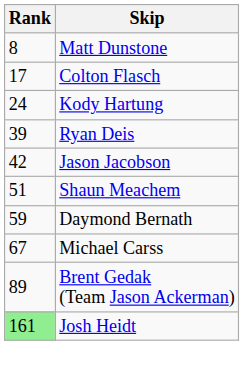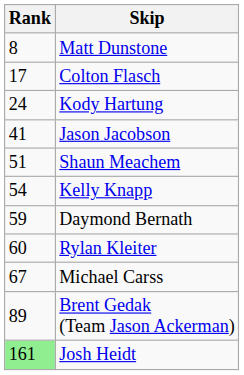- row: (97, 133)
(18, 162) 42 -> (18, 133) 41
+ row: (106, 190)
+ row: (108, 248)
